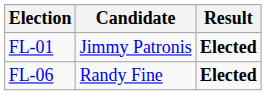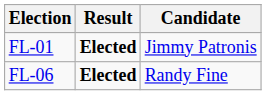columns swapped: (136, 18) <-> (228, 18)
